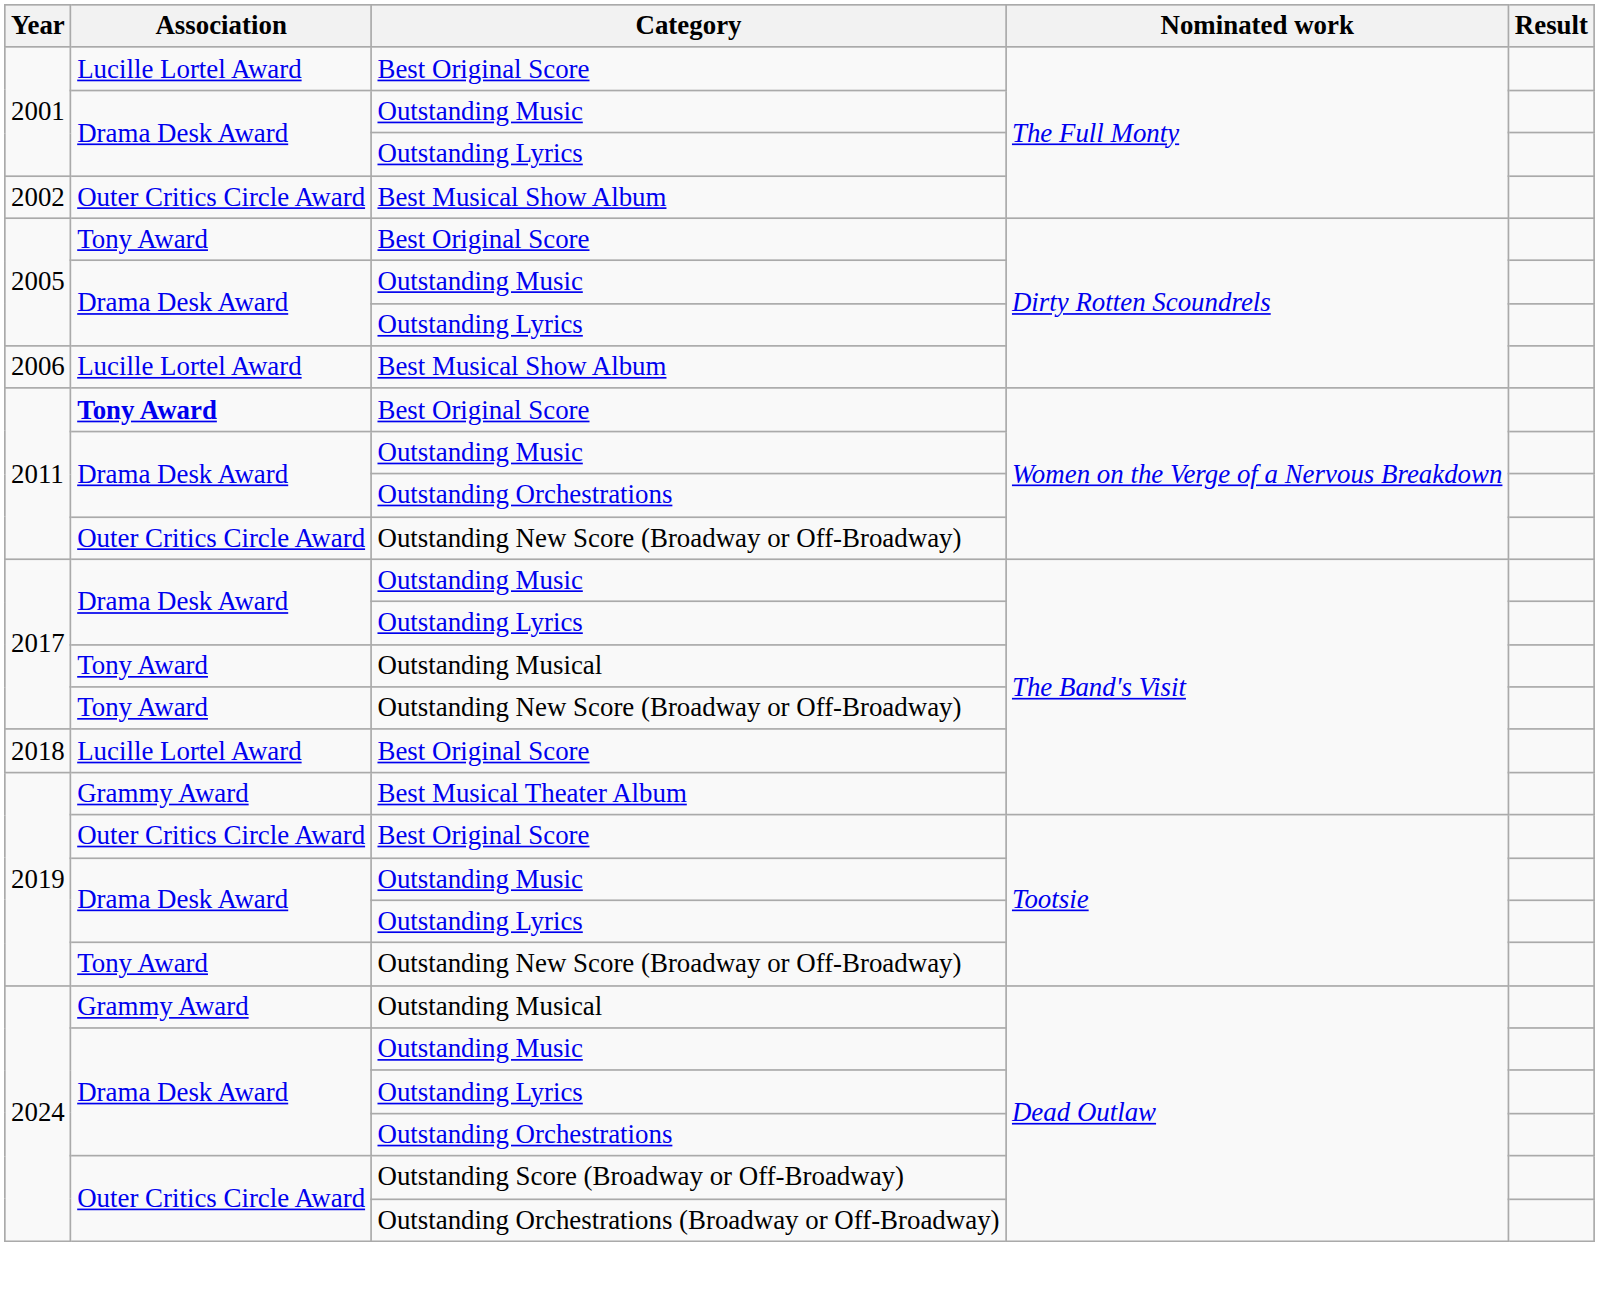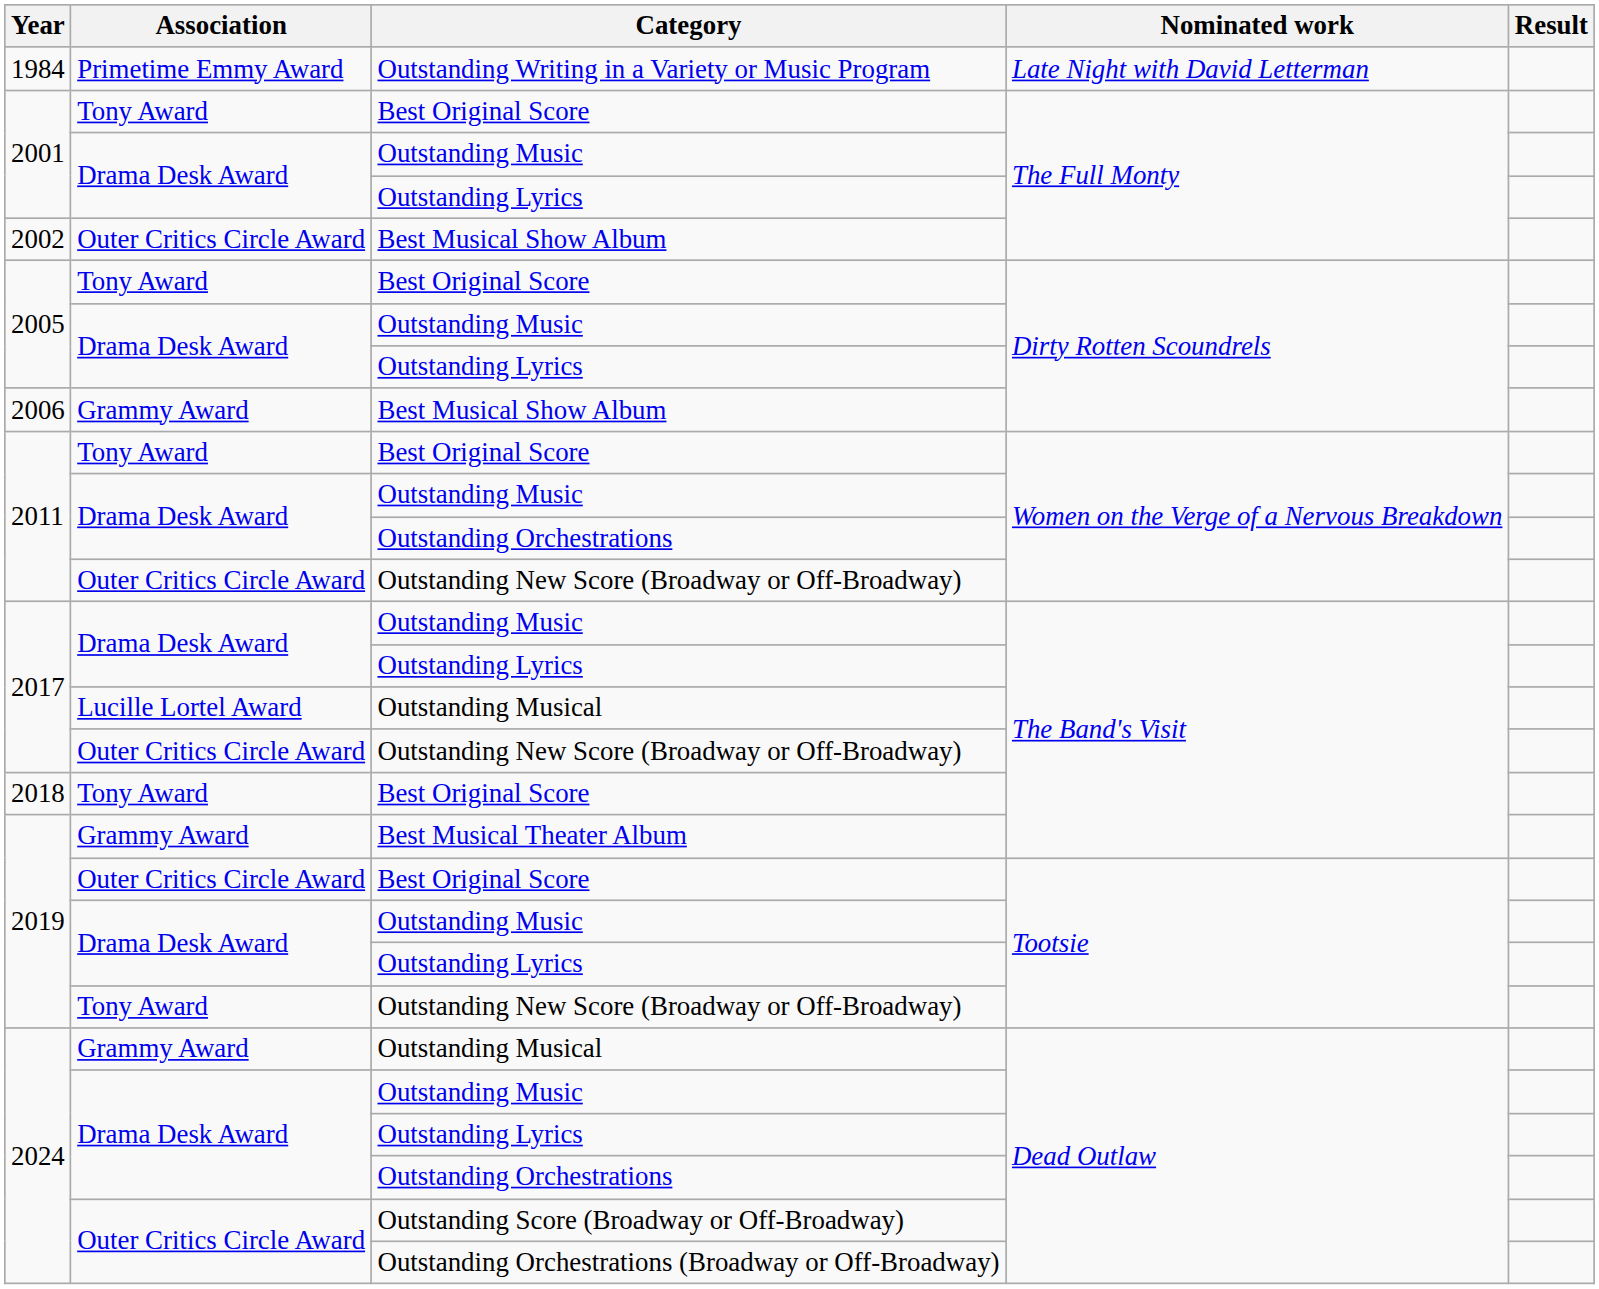+ row: (38, 68)
(189, 68) Lucille Lortel Award -> (143, 111) Tony Award
(189, 366) Lucille Lortel Award -> (163, 409) Grammy Award
(147, 409) bold -> (143, 452) normal
(143, 665) Tony Award -> (189, 707) Lucille Lortel Award
(143, 707) Tony Award -> (221, 750) Outer Critics Circle Award
(189, 750) Lucille Lortel Award -> (143, 793) Tony Award
